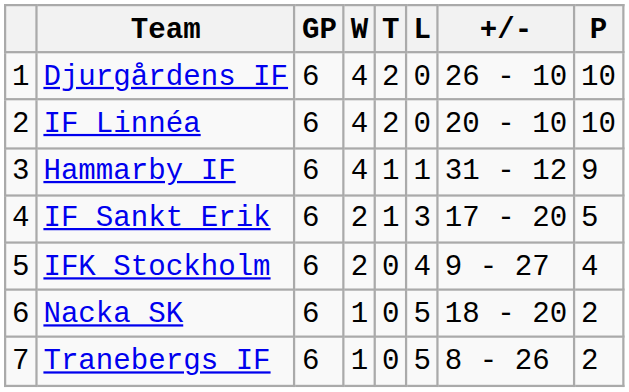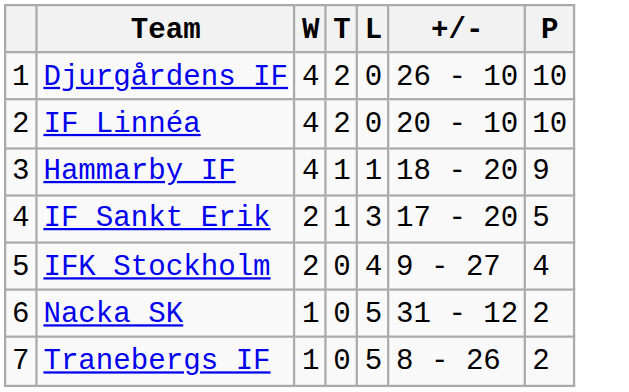- column: (319, 29)
(506, 171) 31 - 12 -> (457, 171) 18 - 20
(506, 314) 18 - 20 -> (457, 314) 31 - 12
